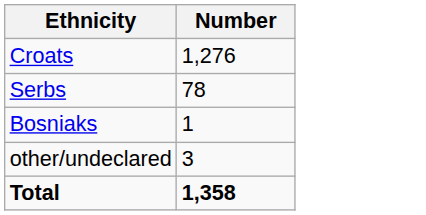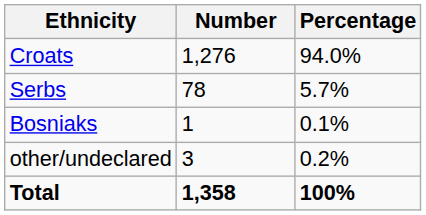+ column: (358, 21)
